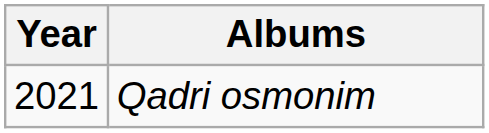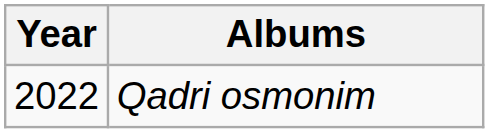(57, 95) 2021 -> (57, 95) 2022
